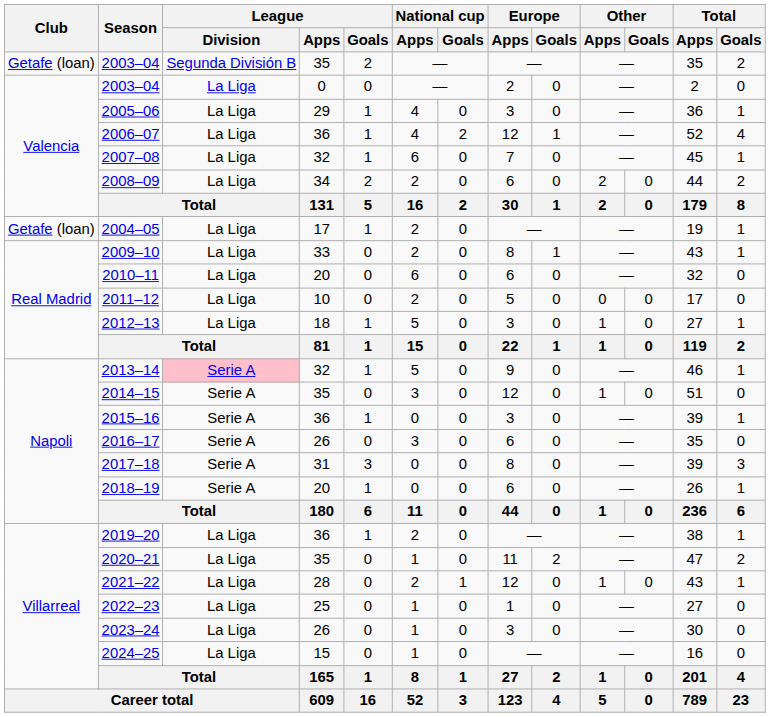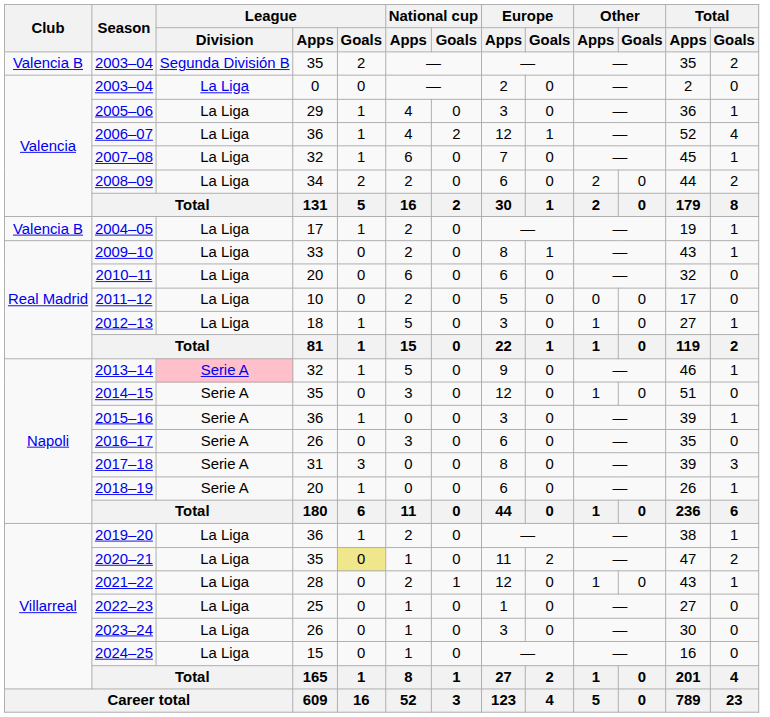(51, 63) Getafe (loan) -> (48, 63) Valencia B
(51, 228) Getafe (loan) -> (48, 228) Valencia B
(368, 559) no background -> (361, 559) khaki background
